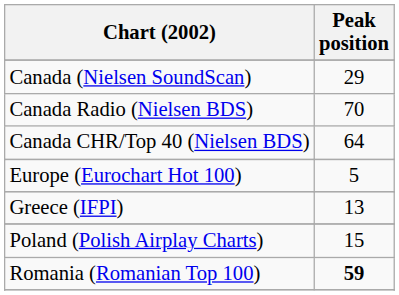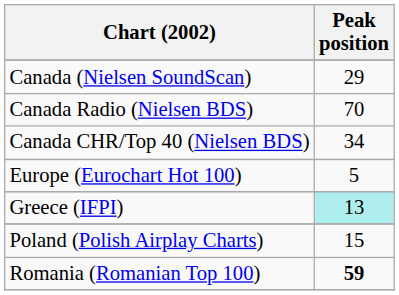(354, 142) 64 -> (354, 142) 34
(354, 207) no background -> (354, 207) paleturquoise background
